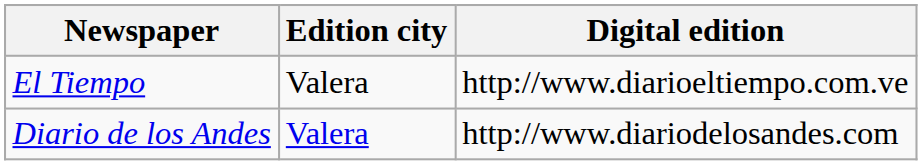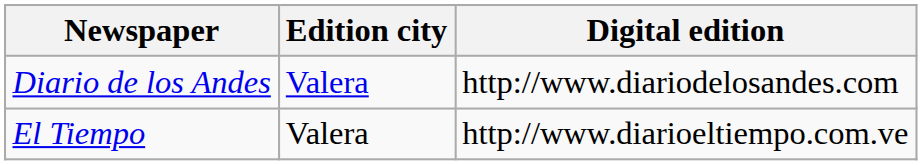rows swapped: (142, 133) <-> (79, 81)
